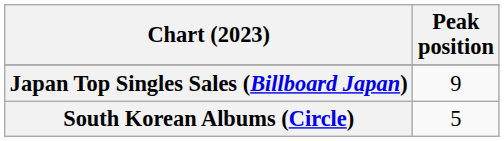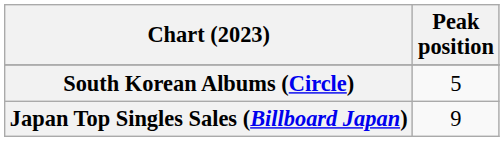rows swapped: (209, 82) <-> (209, 118)
